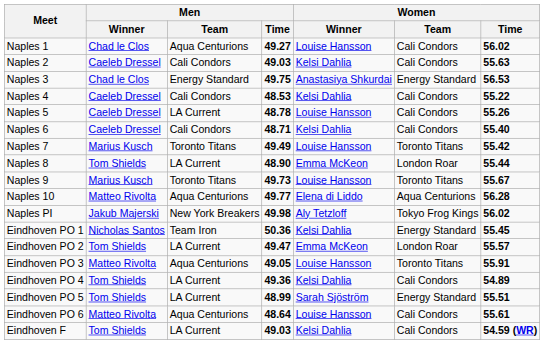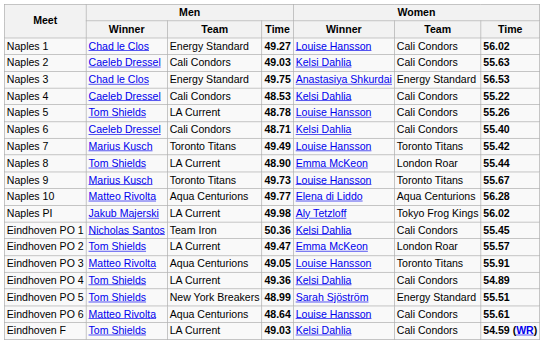(209, 46) Aqua Centurions -> (209, 46) Energy Standard
(125, 113) Caeleb Dressel -> (117, 113) Tom Shields
(215, 213) New York Breakers -> (195, 213) LA Current
(436, 230) Energy Standard -> (427, 230) Cali Condors
(195, 297) LA Current -> (215, 297) New York Breakers
